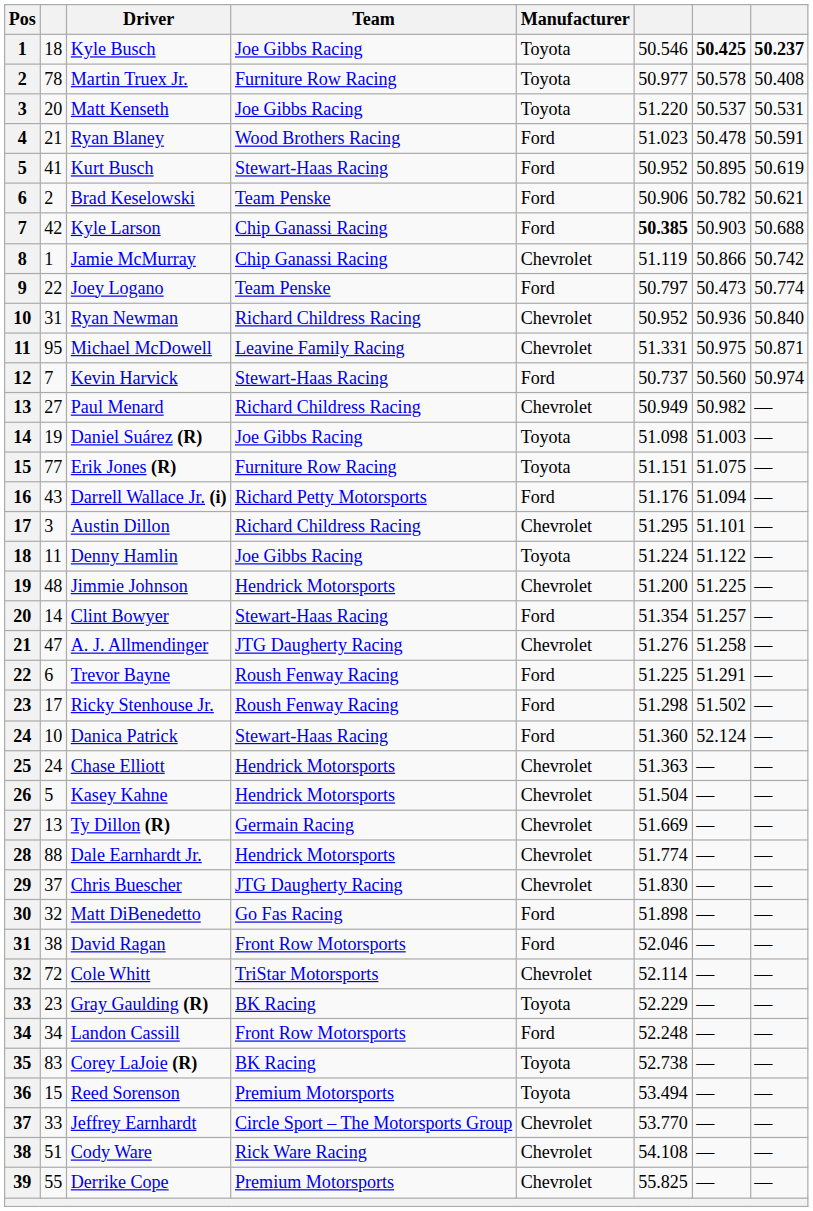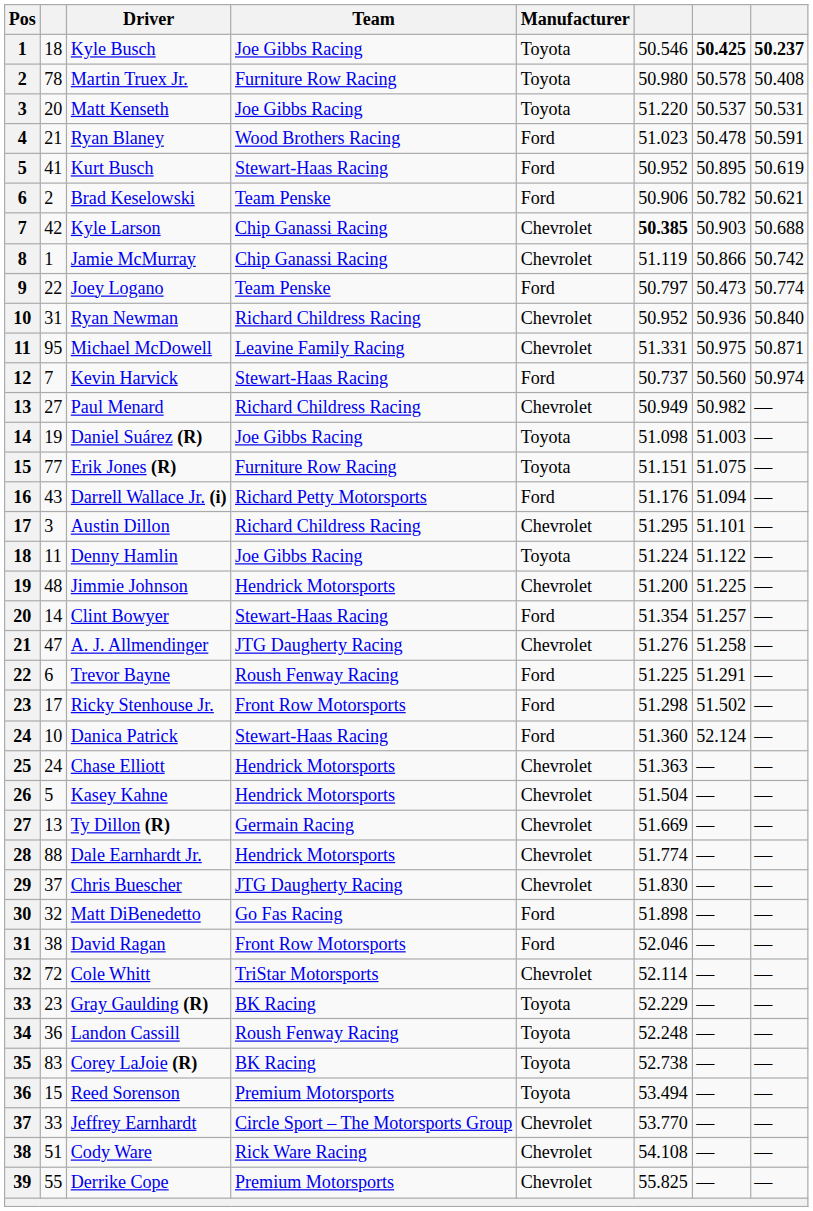(663, 79) 50.977 -> (663, 79) 50.980
(538, 228) Ford -> (556, 228) Chevrolet
(317, 705) Roush Fenway Racing -> (320, 705) Front Row Motorsports
(53, 1033) 34 -> (53, 1033) 36
(320, 1033) Front Row Motorsports -> (317, 1033) Roush Fenway Racing
(538, 1033) Ford -> (546, 1033) Toyota
